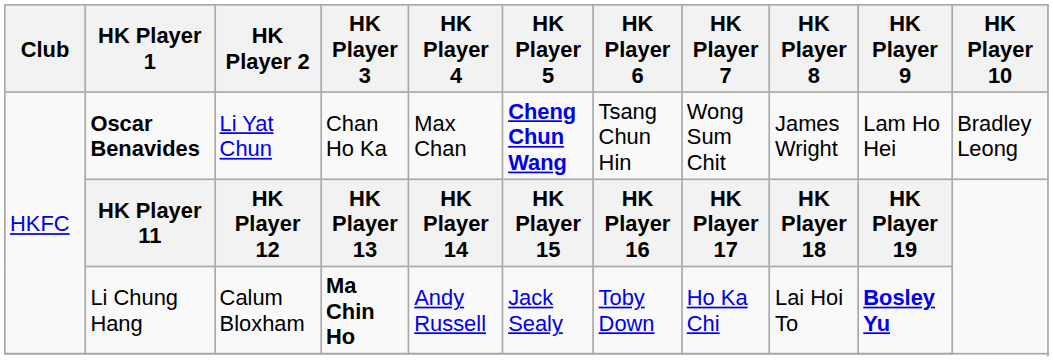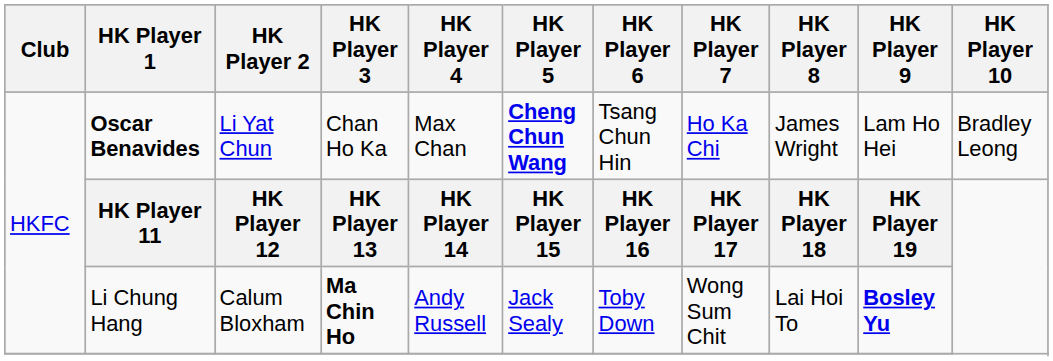(715, 136) Wong Sum Chit -> (717, 136) Ho Ka Chi
(717, 310) Ho Ka Chi -> (715, 310) Wong Sum Chit
